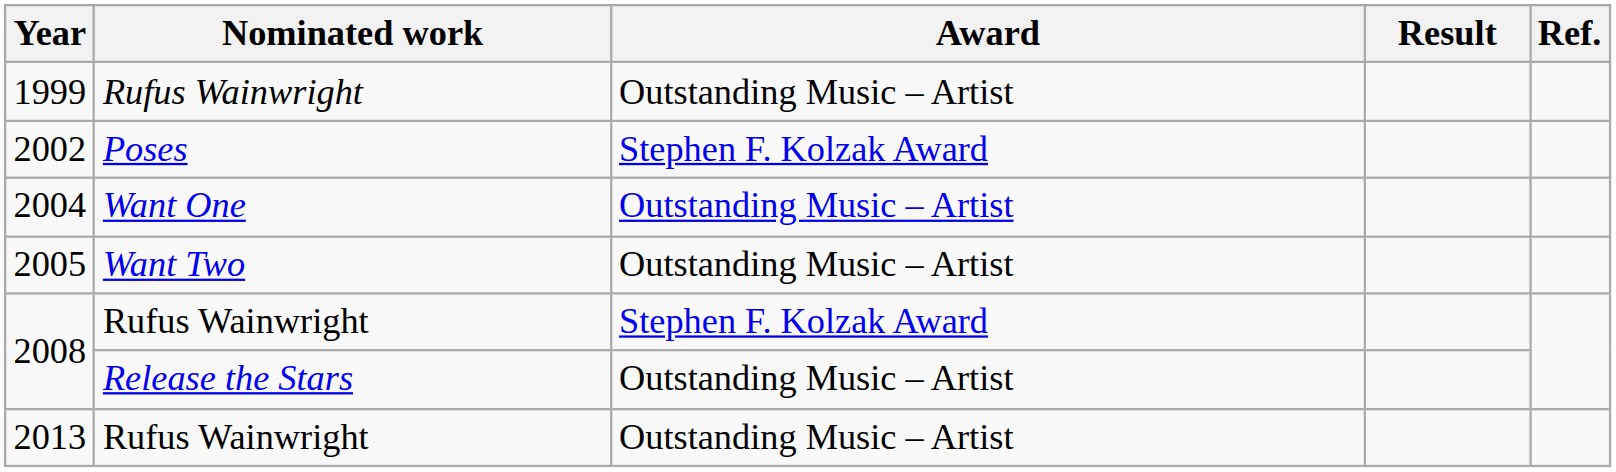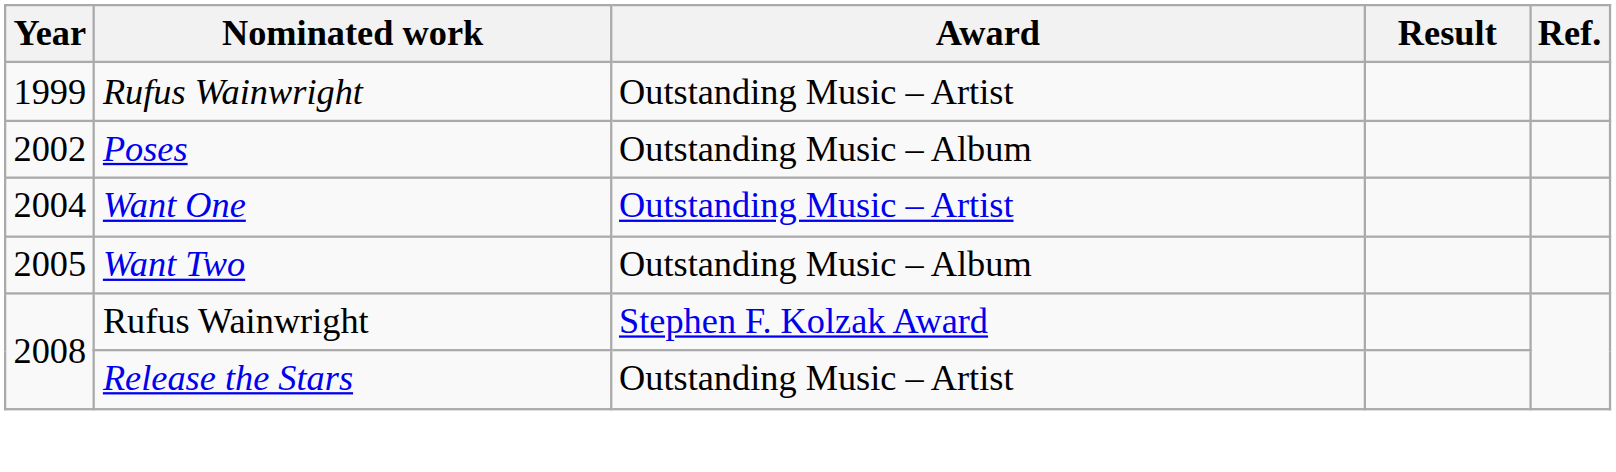(804, 148) Stephen F. Kolzak Award -> (825, 148) Outstanding Music – Album
(816, 263) Outstanding Music – Artist -> (825, 263) Outstanding Music – Album
- row: (50, 436)
